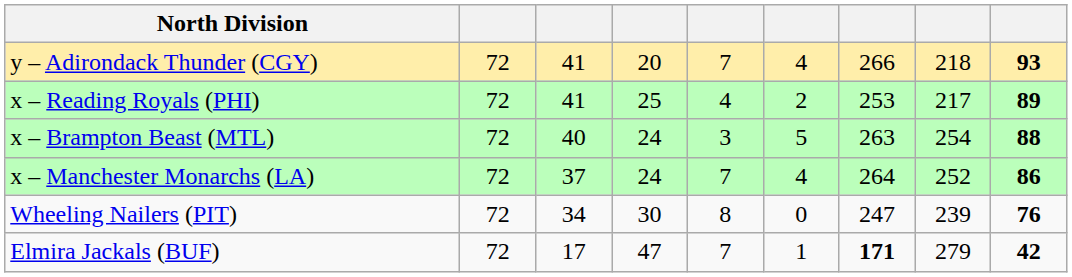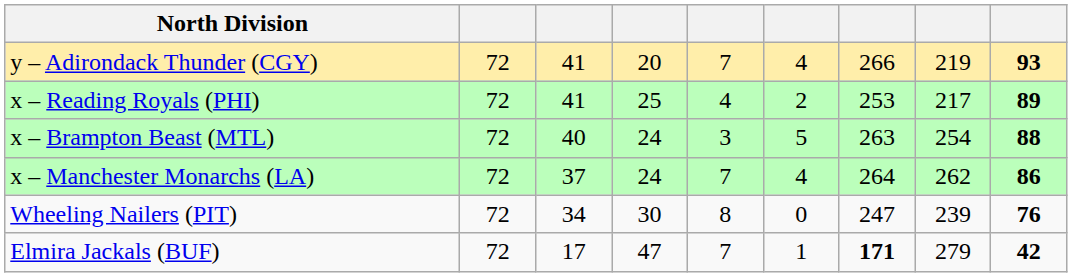(953, 61) 218 -> (953, 61) 219
(953, 175) 252 -> (953, 175) 262
